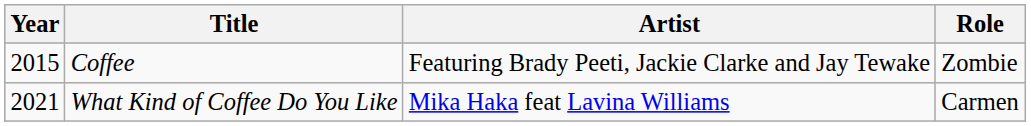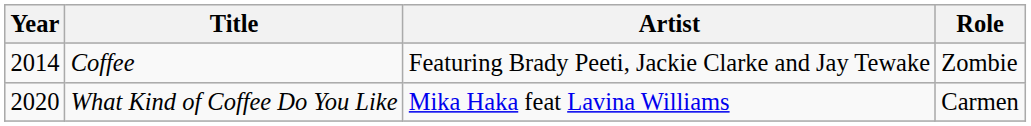(35, 62) 2015 -> (35, 62) 2014
(35, 101) 2021 -> (35, 101) 2020
